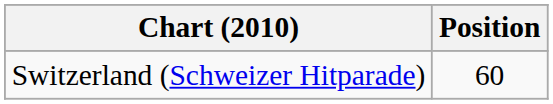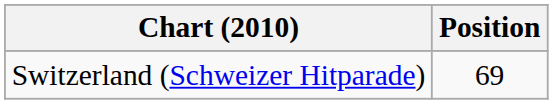(490, 74) 60 -> (490, 74) 69
